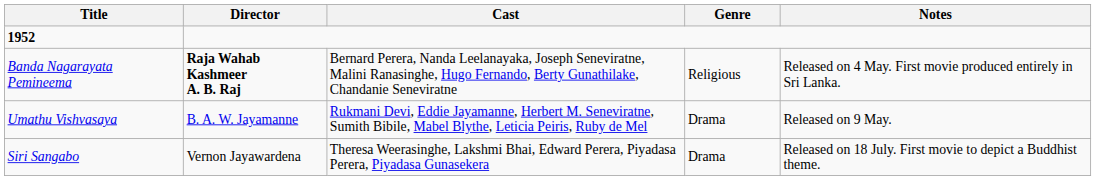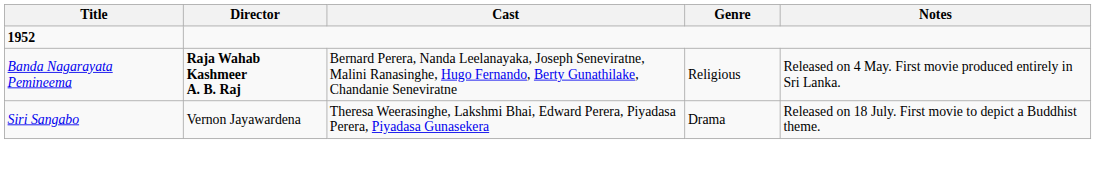- row: (62, 119)
